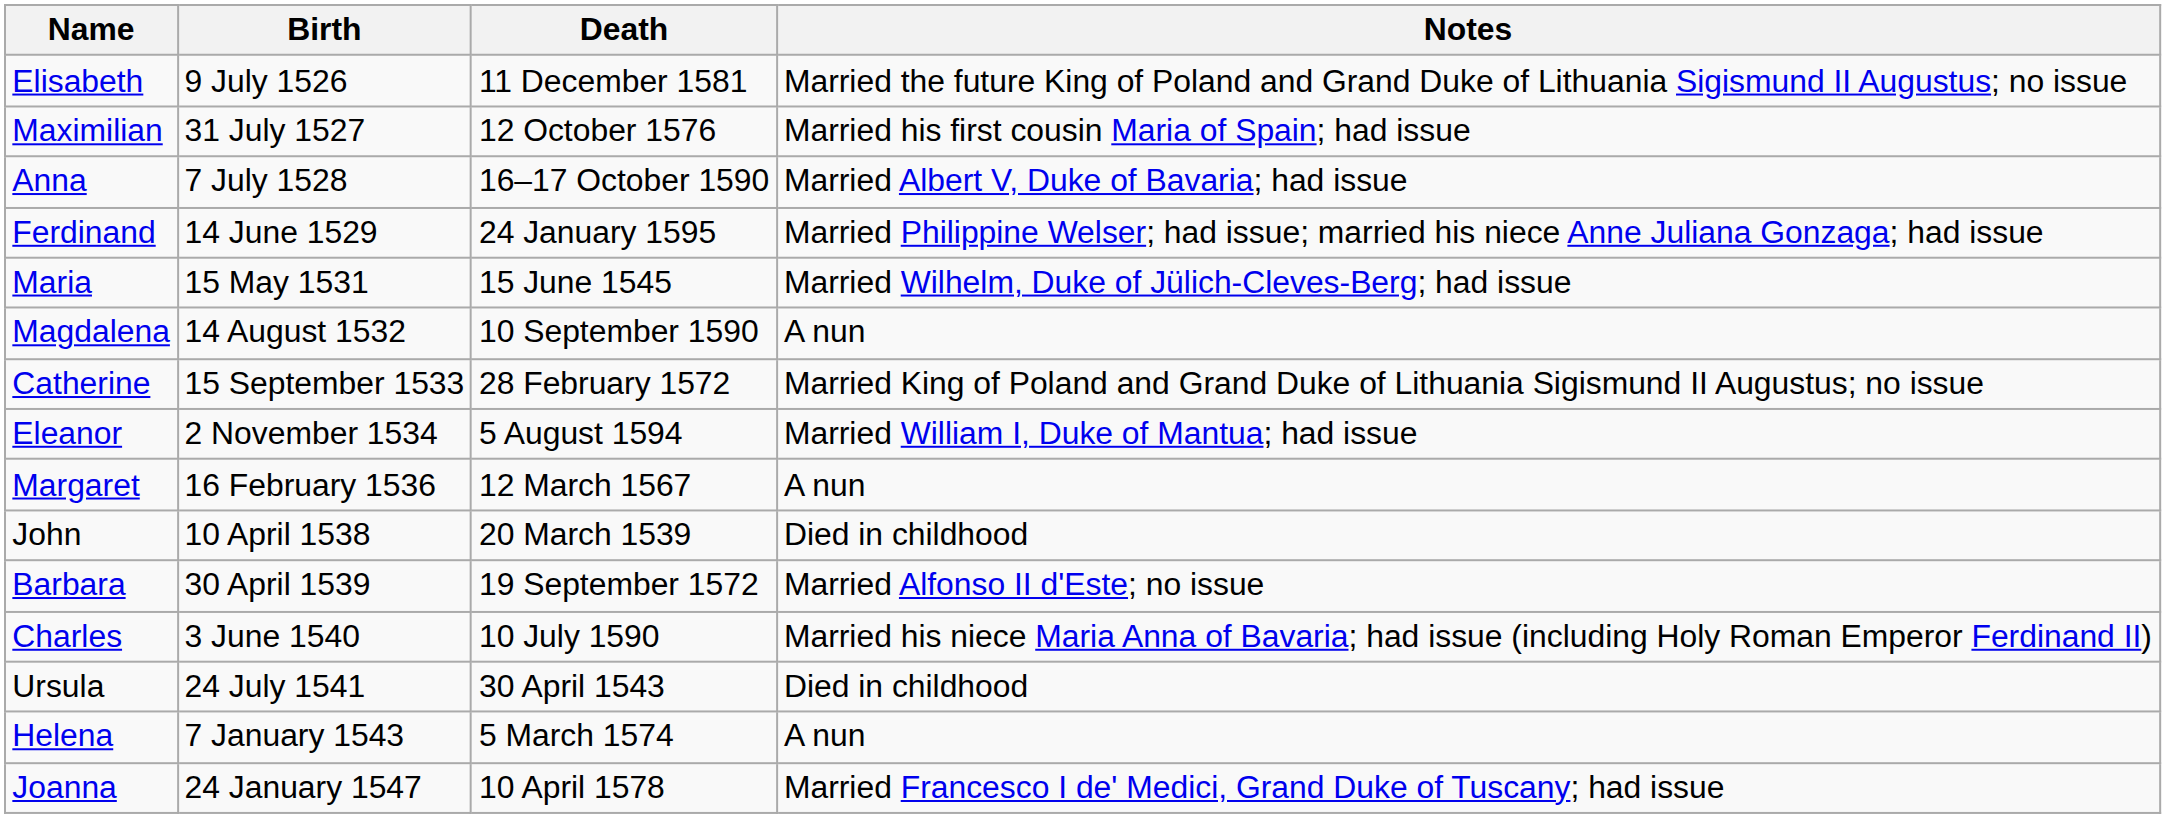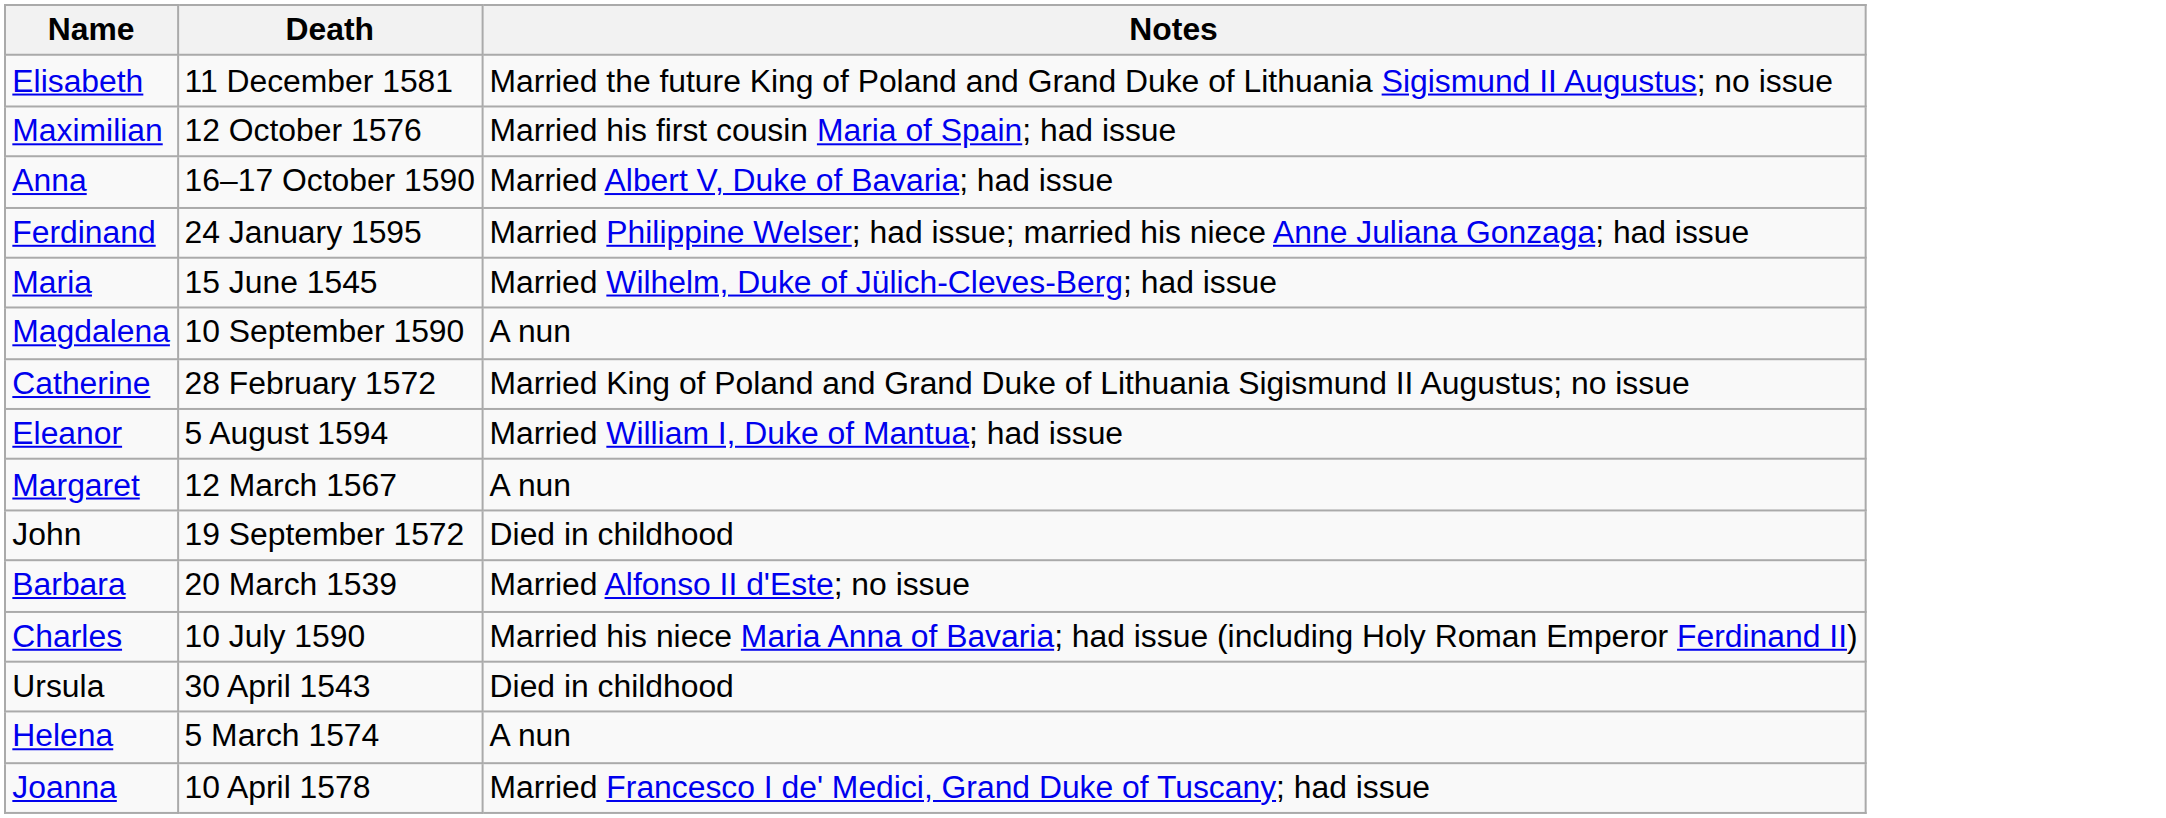- column: (324, 29)
(585, 534) 20 March 1539 -> (324, 534) 19 September 1572
(619, 585) 19 September 1572 -> (291, 585) 20 March 1539
